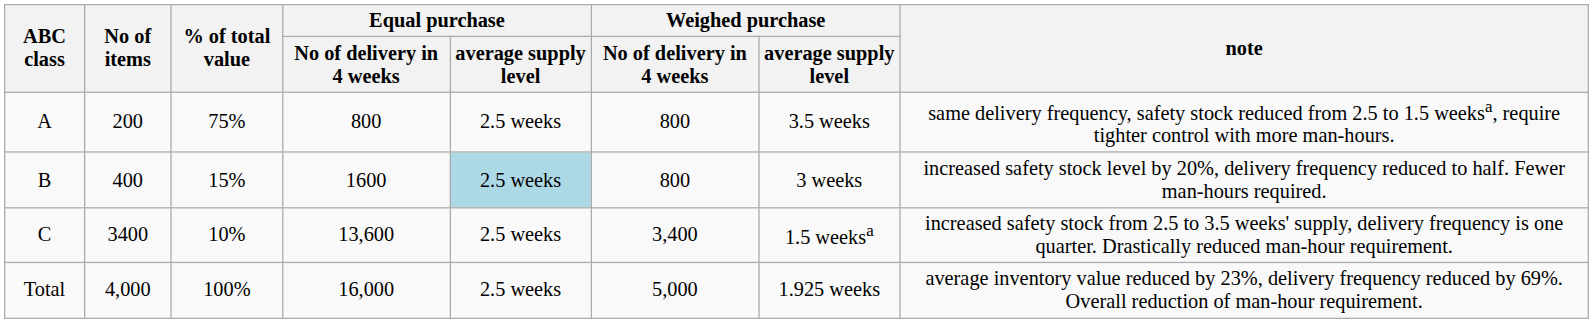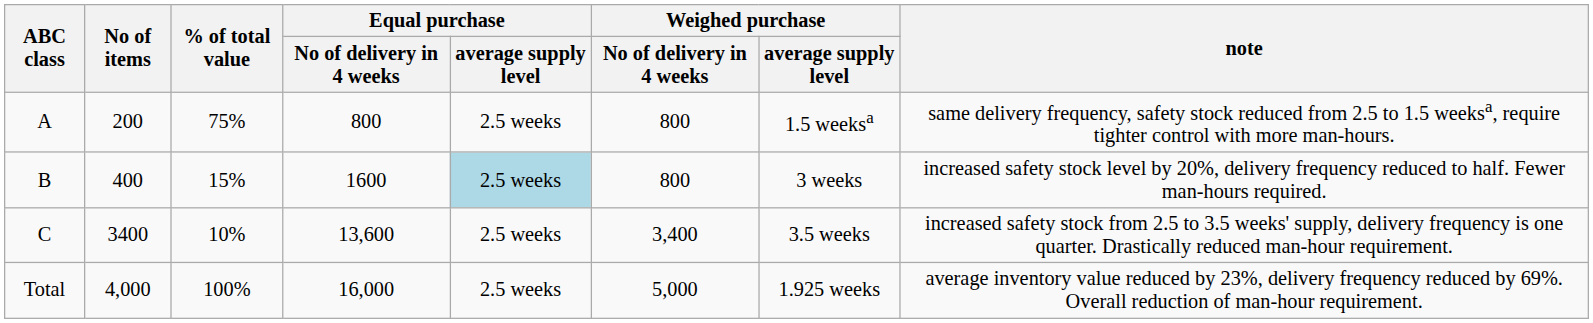(829, 122) 3.5 weeks -> (829, 122) 1.5 weeksa
(829, 235) 1.5 weeksa -> (829, 235) 3.5 weeks
